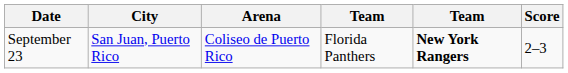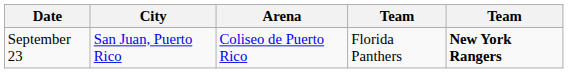- column: (542, 16)
